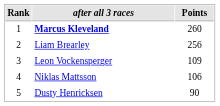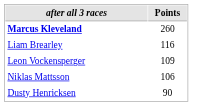- column: (19, 13)
(195, 45) 256 -> (168, 45) 116
